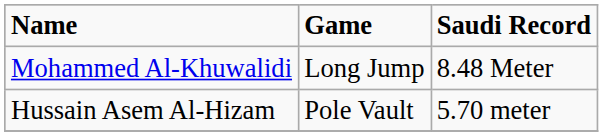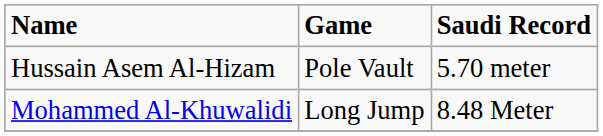rows swapped: (151, 67) <-> (143, 109)
